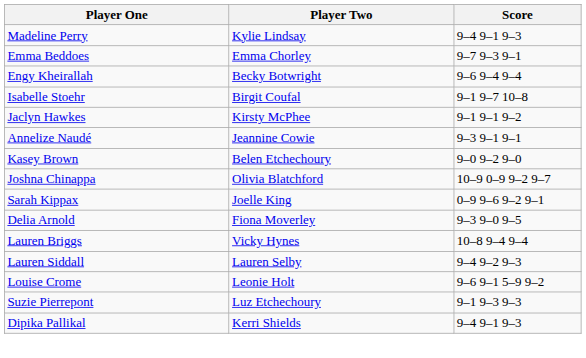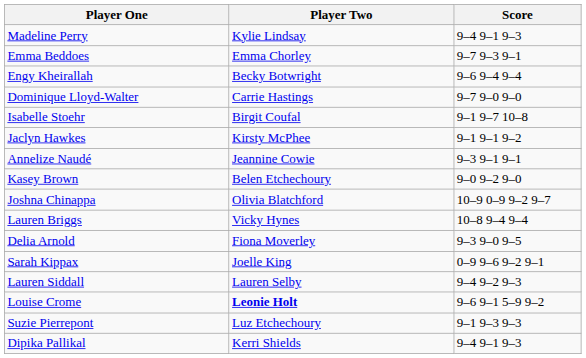+ row: (73, 96)
rows swapped: (45, 240) <-> (43, 199)
(263, 281) normal -> (265, 302) bold
